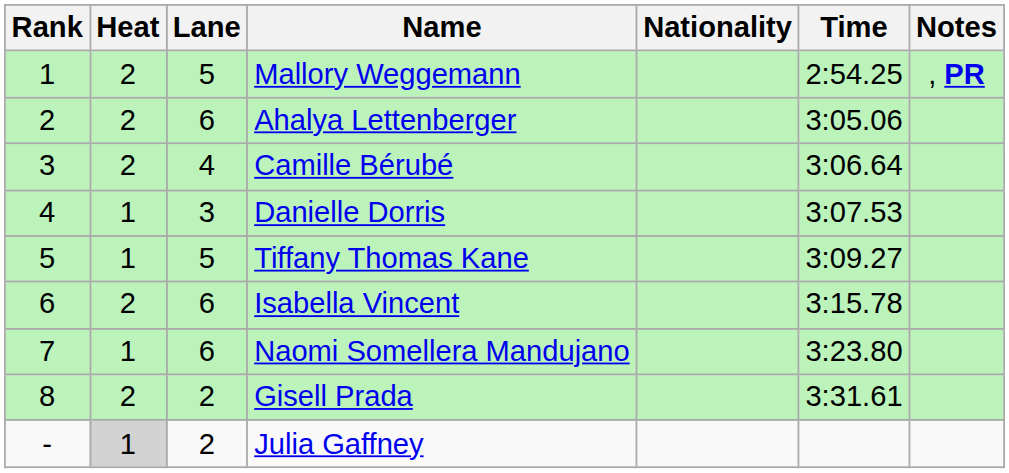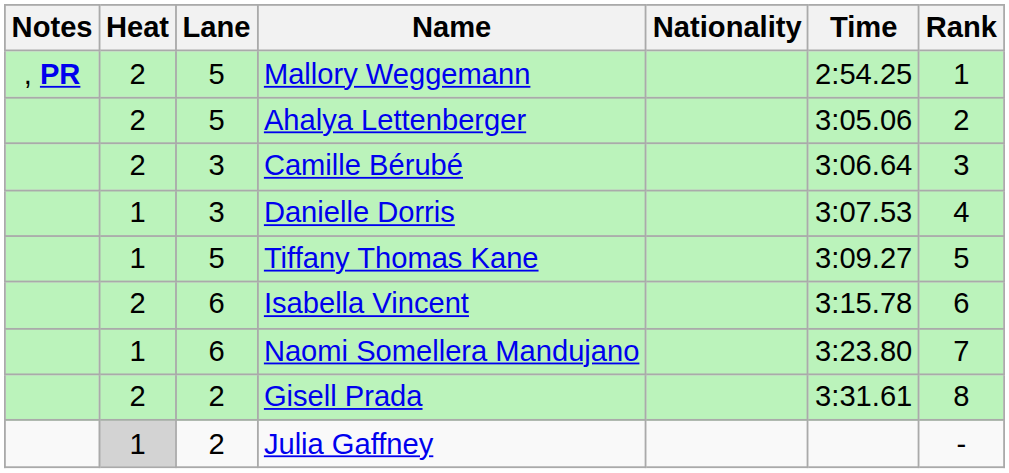columns swapped: (47, 27) <-> (956, 27)
(207, 119) 6 -> (216, 119) 5
(207, 166) 4 -> (216, 166) 3
